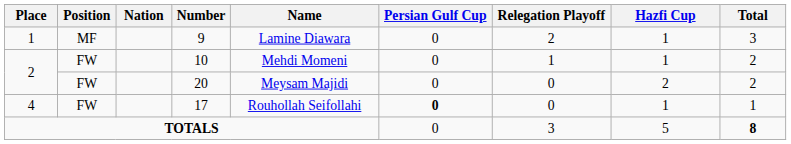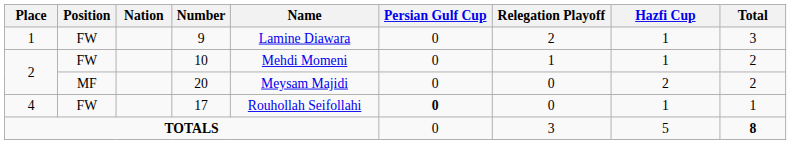(87, 38) MF -> (87, 38) FW
(87, 83) FW -> (87, 83) MF
